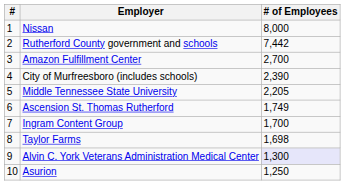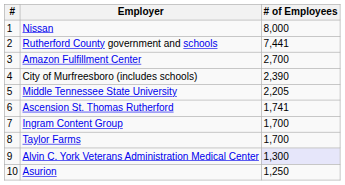(276, 44) 7,442 -> (276, 44) 7,441
(276, 108) 1,749 -> (276, 108) 1,741
(276, 140) 1,698 -> (276, 140) 1,700
